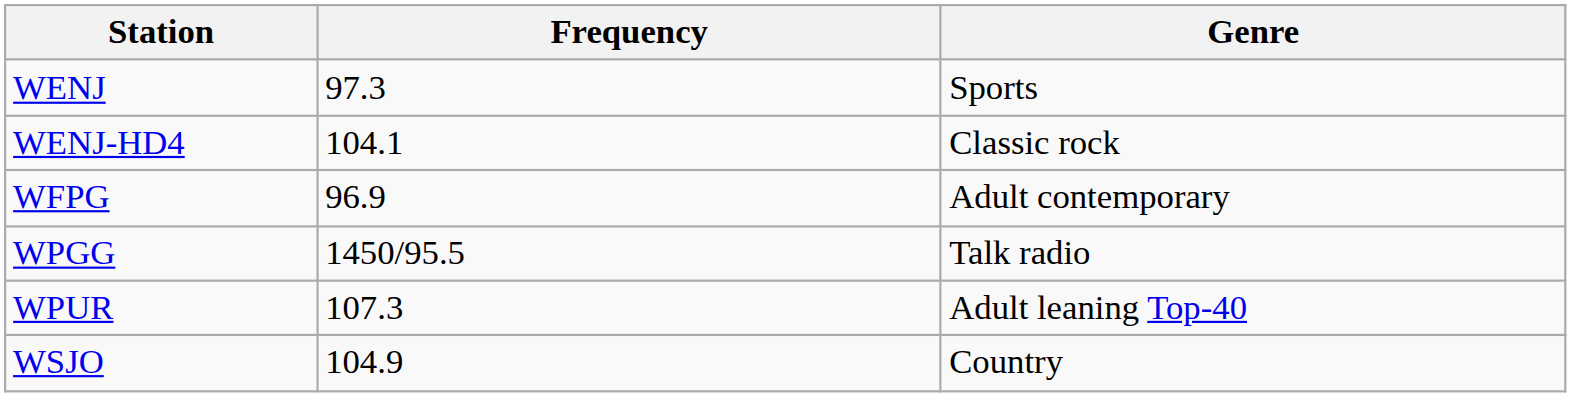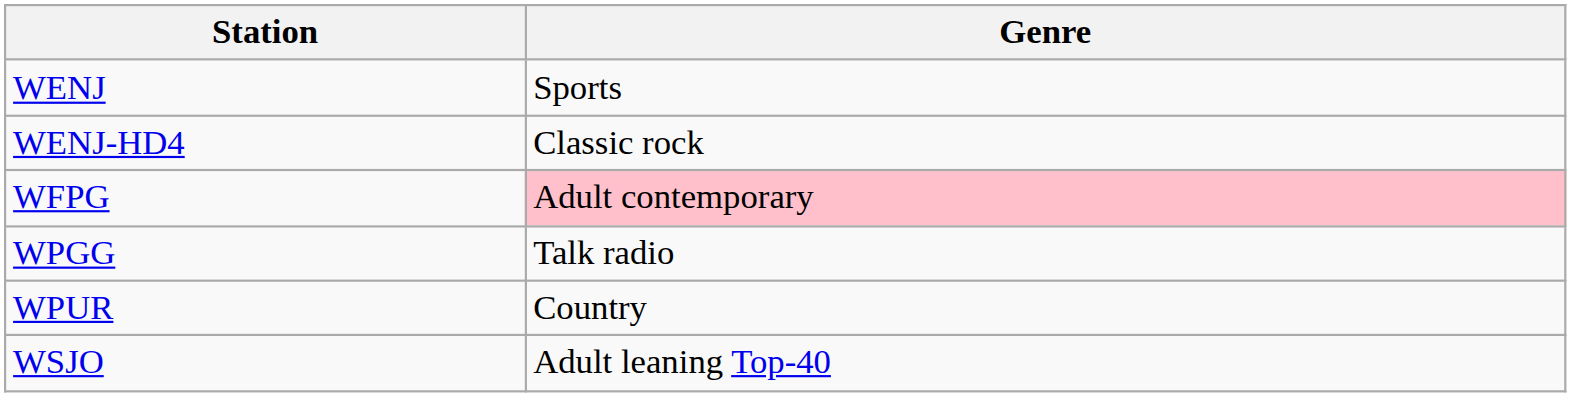- column: (629, 32)
(1089, 197) no background -> (673, 197) pink background
(1098, 307) Adult leaning Top-40 -> (590, 307) Country
(1006, 362) Country -> (682, 362) Adult leaning Top-40
